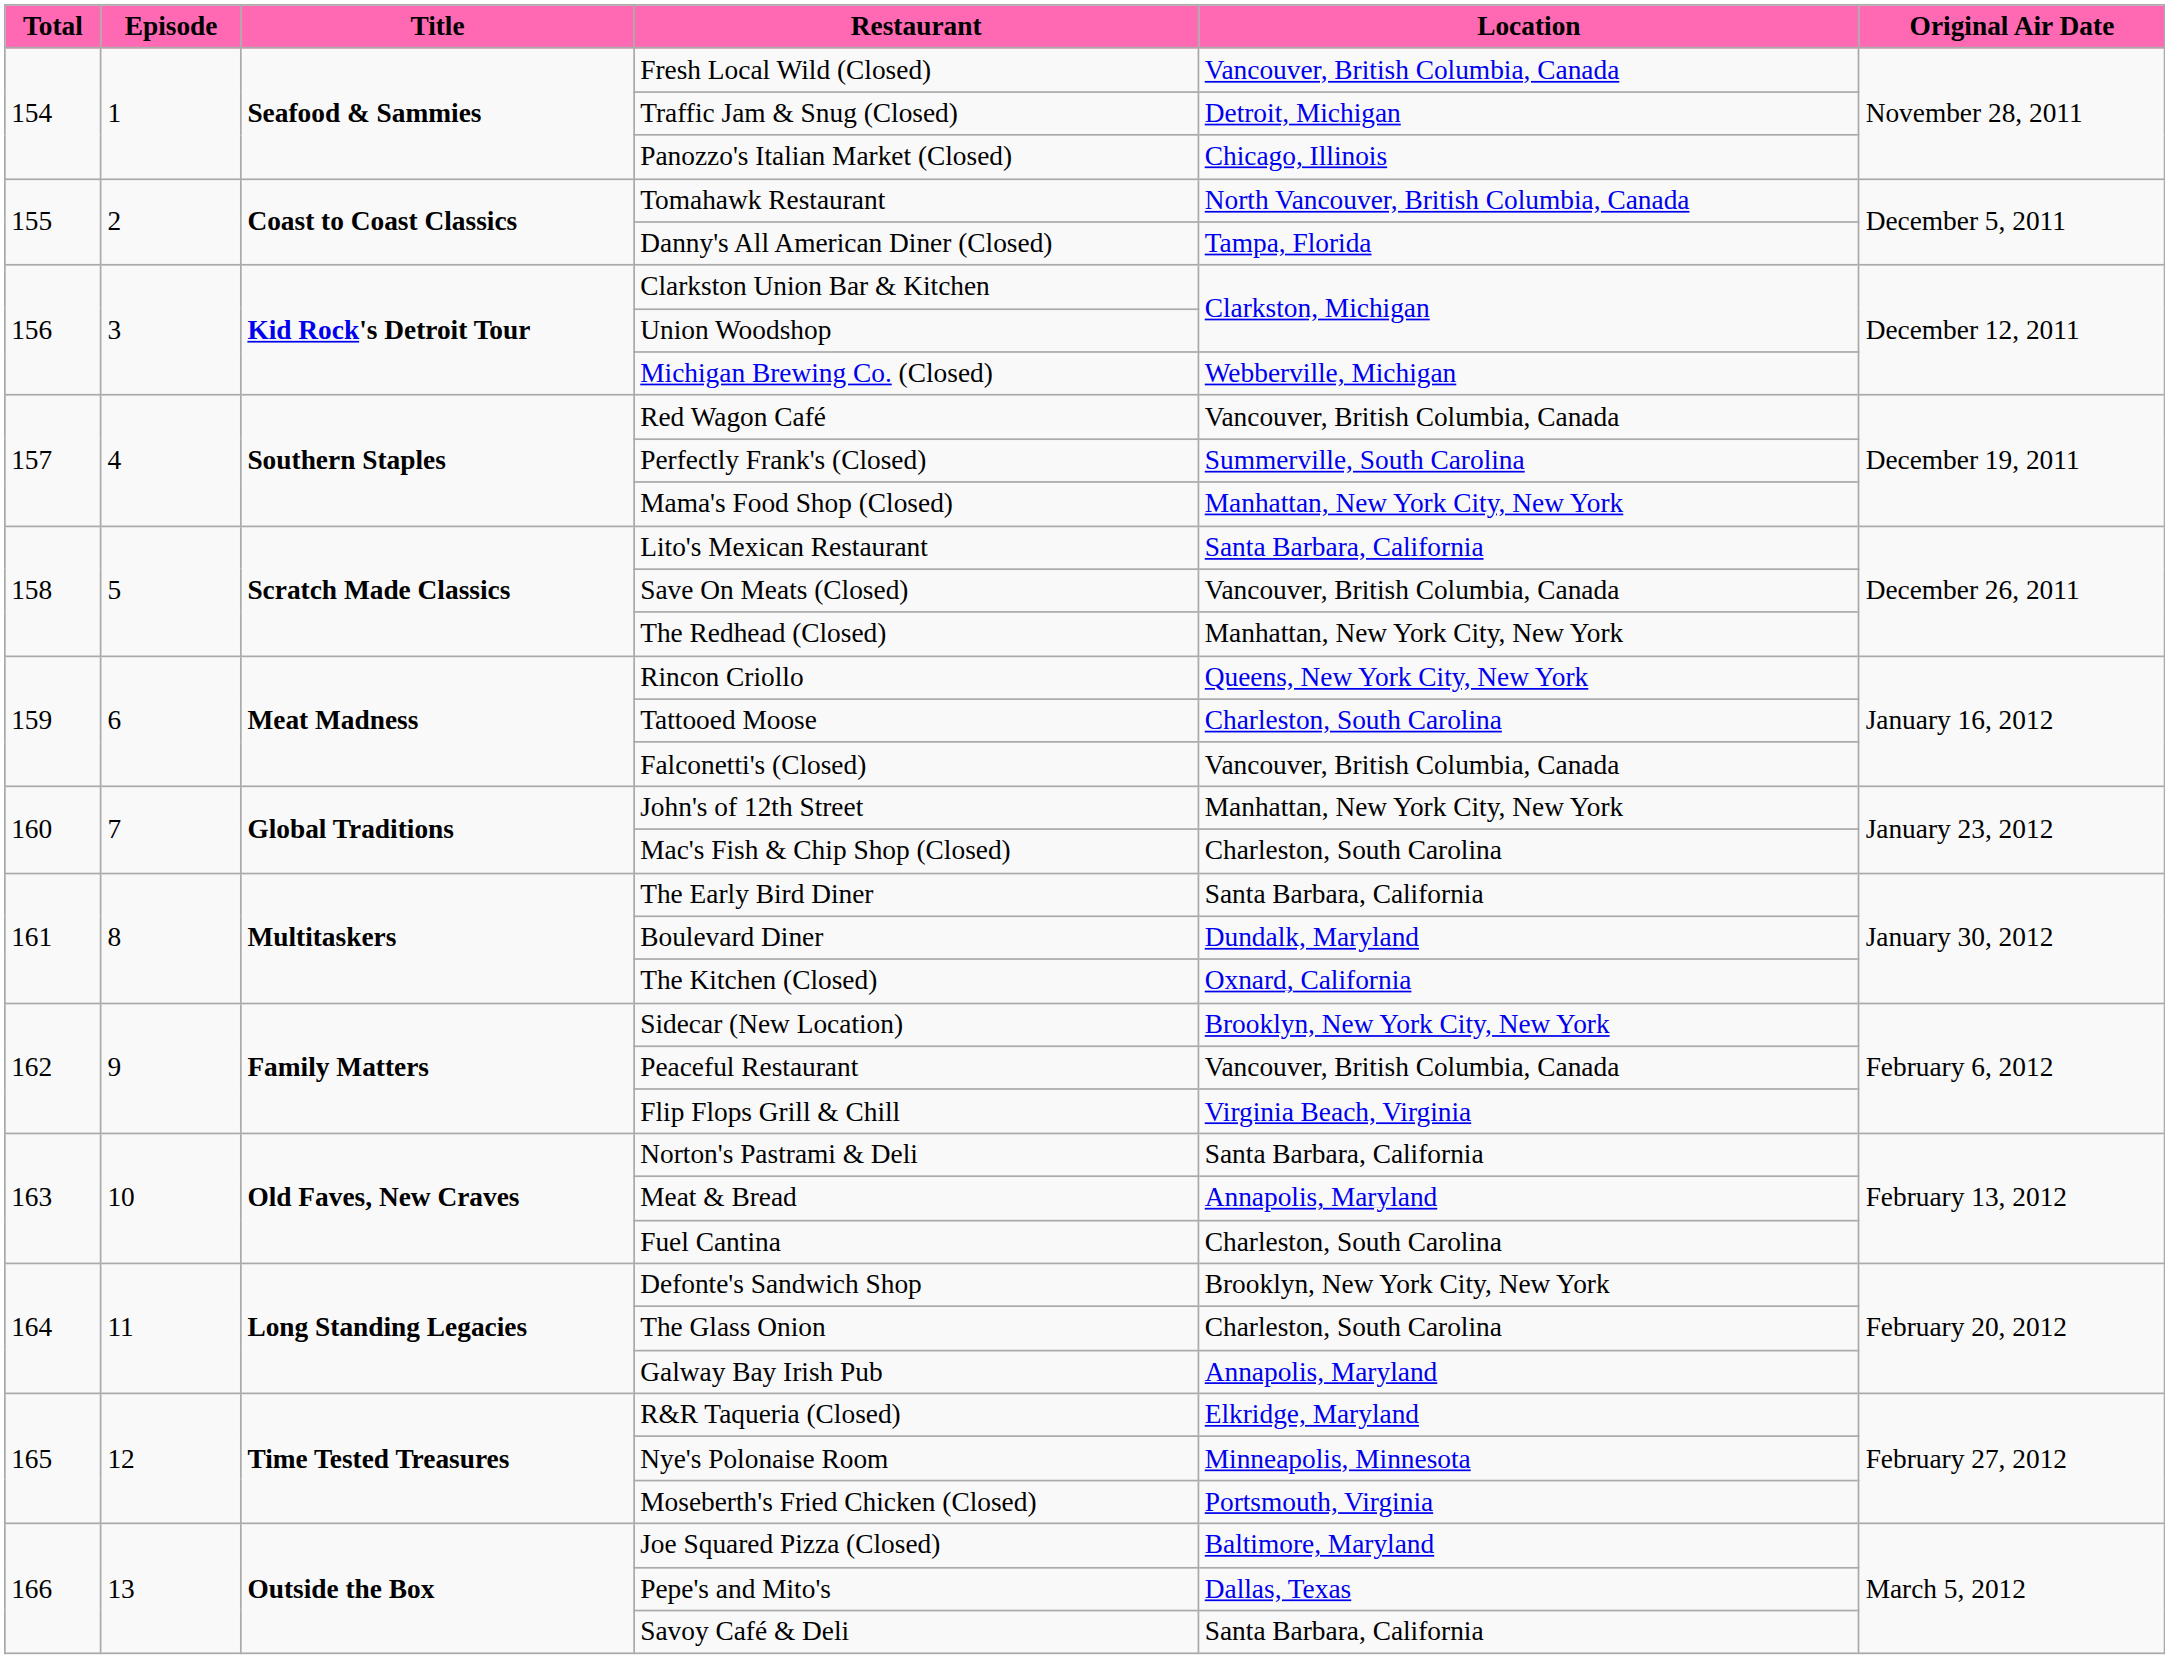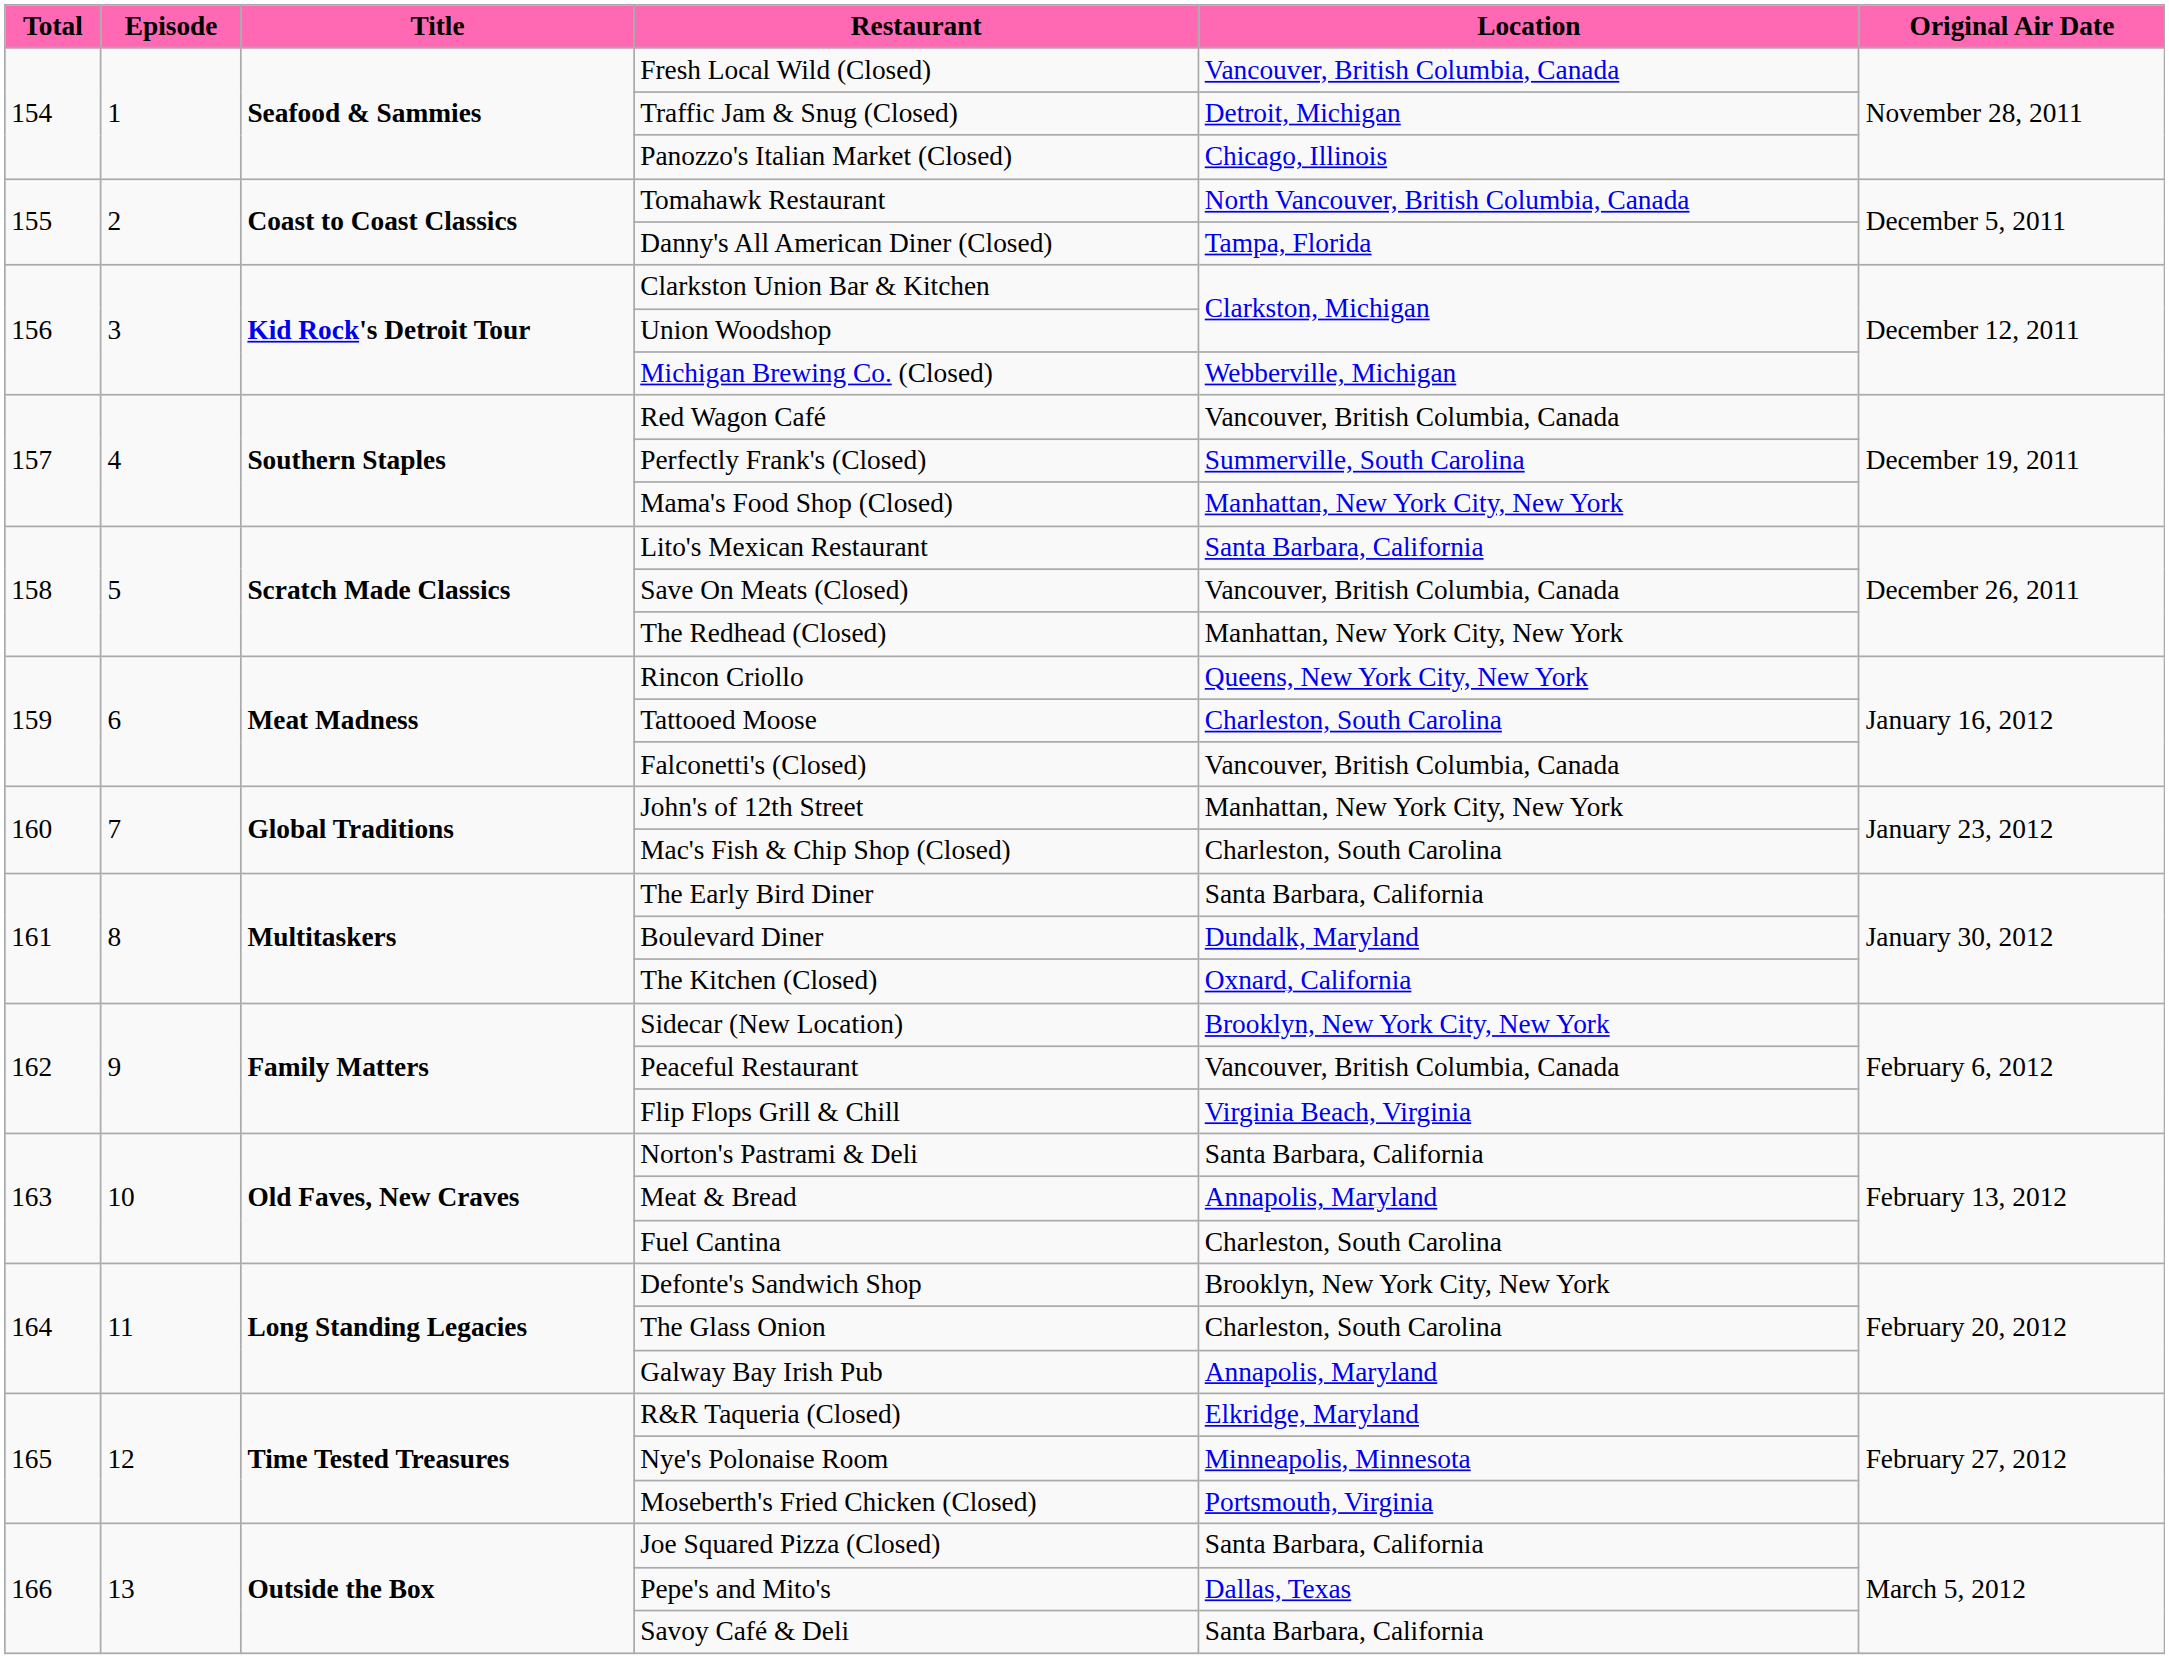(1319, 1544) Baltimore, Maryland -> (1344, 1544) Santa Barbara, California
